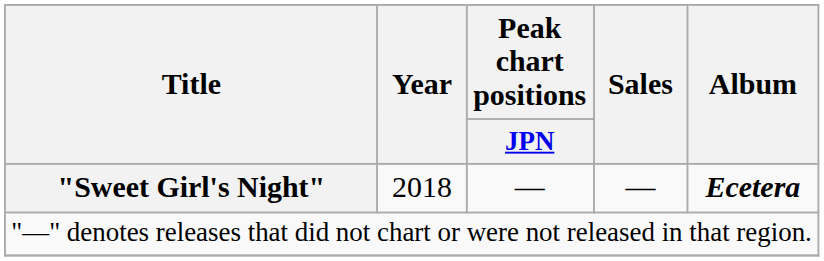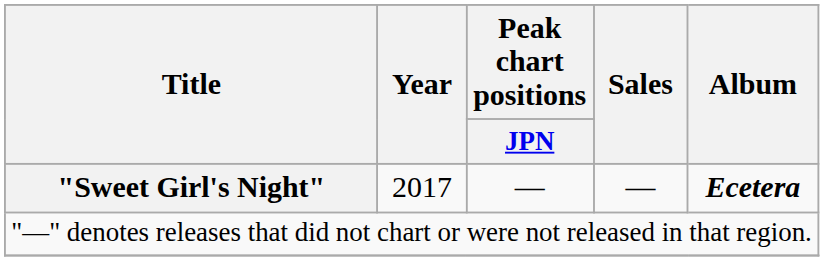(422, 187) 2018 -> (422, 187) 2017
